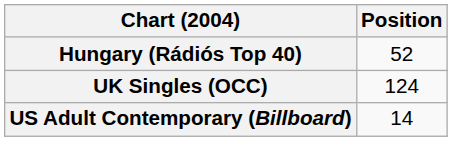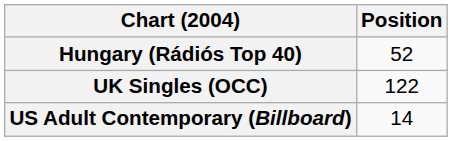(402, 86) 124 -> (402, 86) 122
